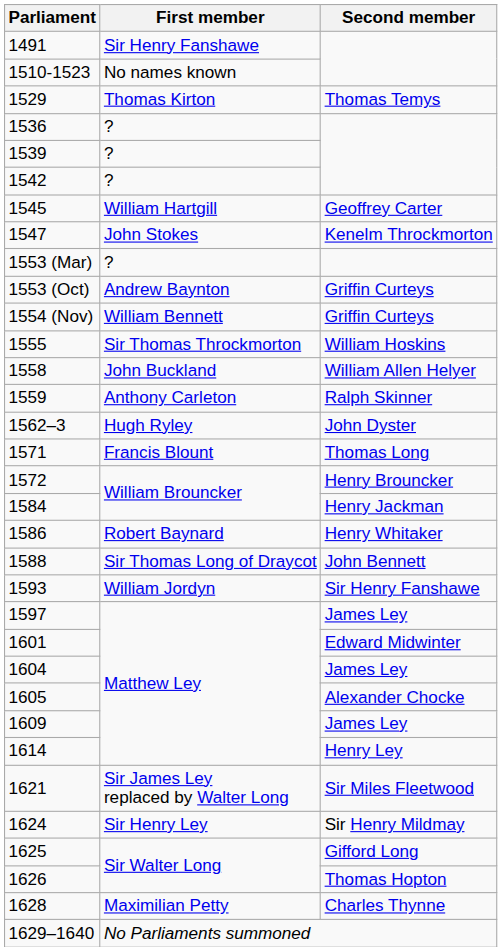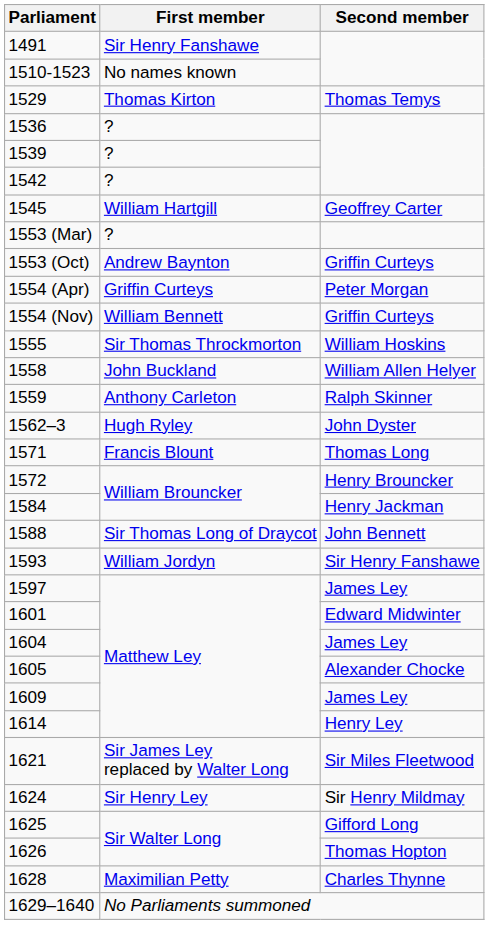- row: (28, 235)
+ row: (49, 289)
- row: (28, 533)
